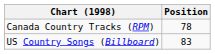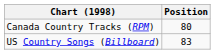(186, 27) 78 -> (186, 27) 80
